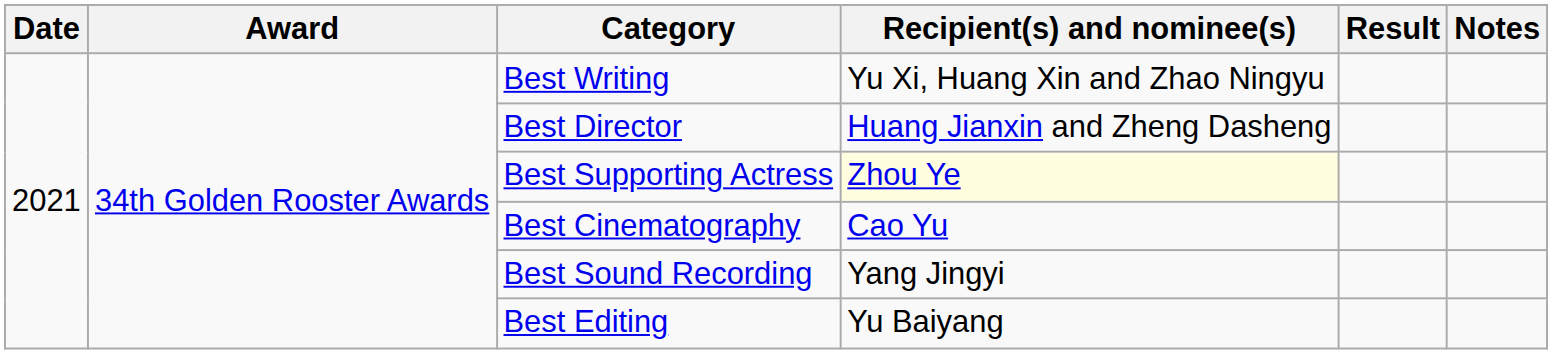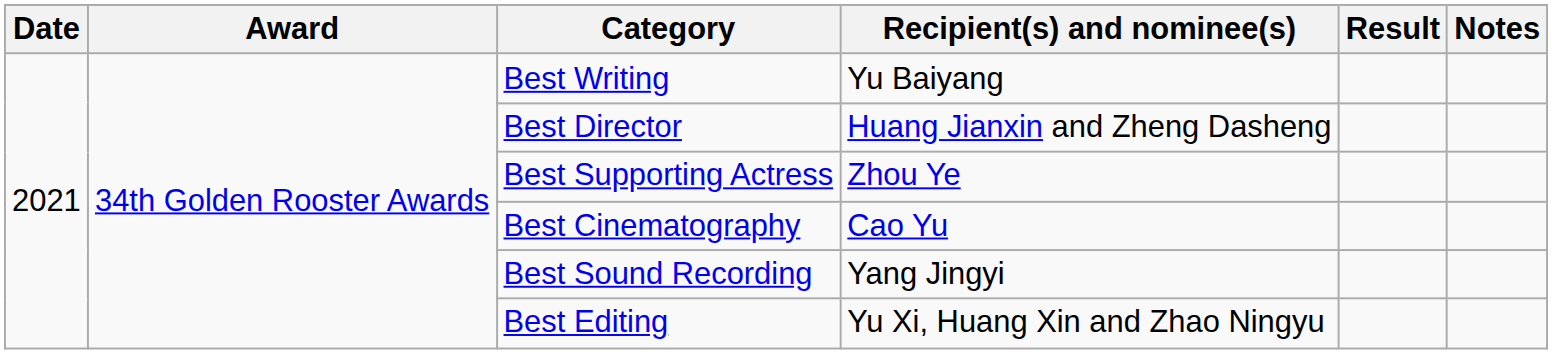(1086, 77) Yu Xi, Huang Xin and Zhao Ningyu -> (925, 77) Yu Baiyang
(904, 175) lightyellow background -> (904, 175) no background
(925, 322) Yu Baiyang -> (1086, 322) Yu Xi, Huang Xin and Zhao Ningyu
